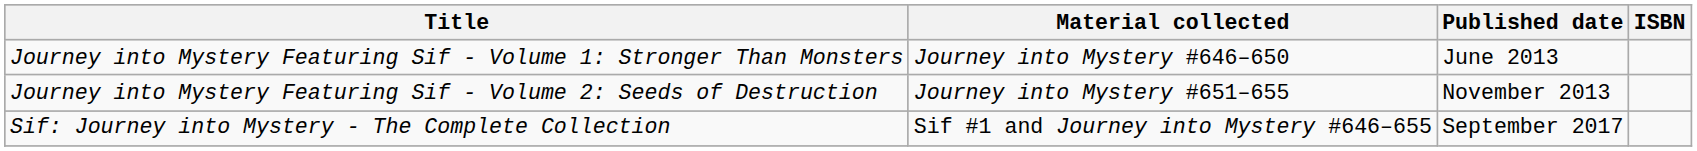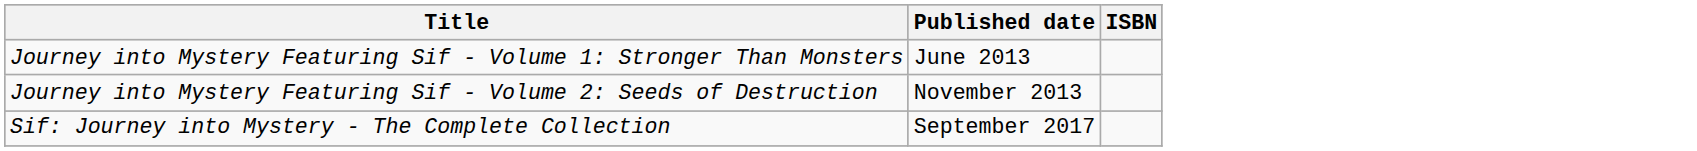- column: (1173, 22)
